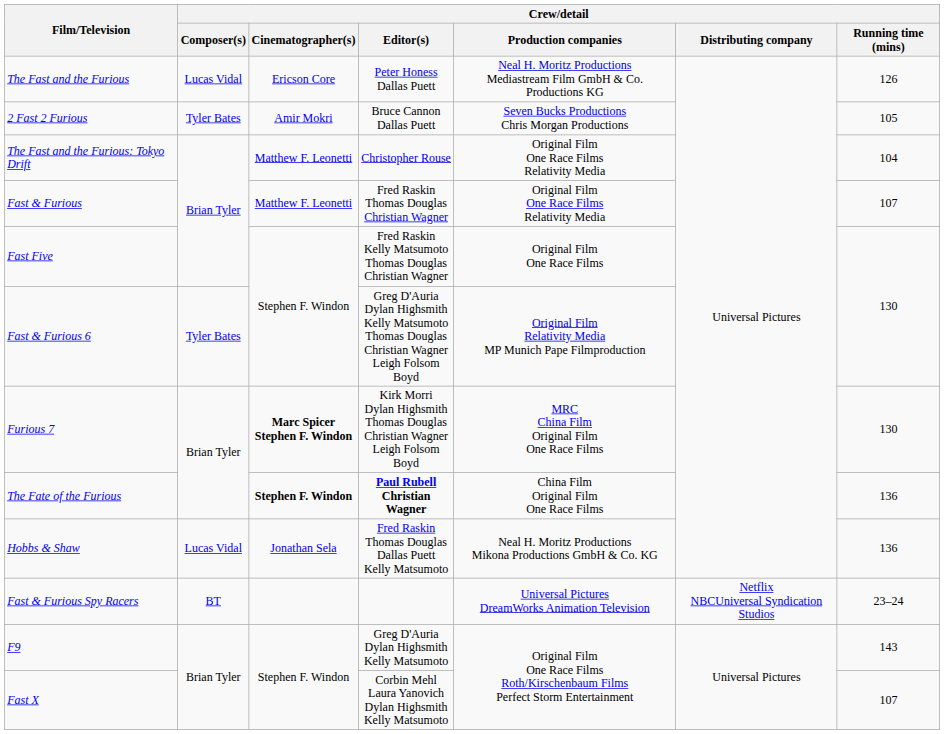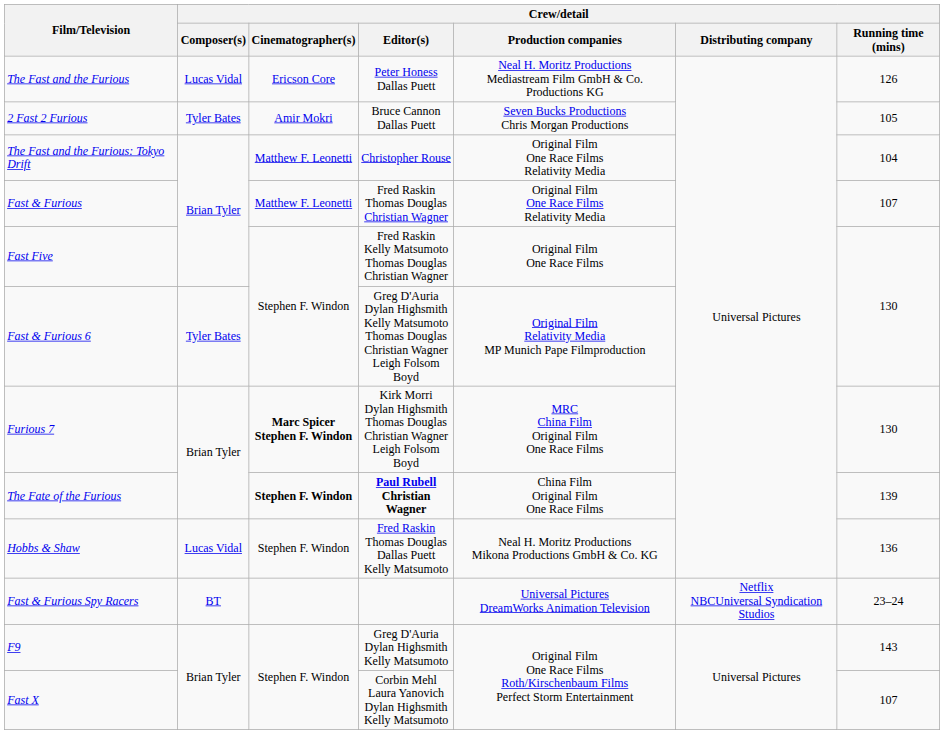(888, 495) 136 -> (888, 495) 139
(303, 548) Jonathan Sela -> (303, 548) Stephen F. Windon
